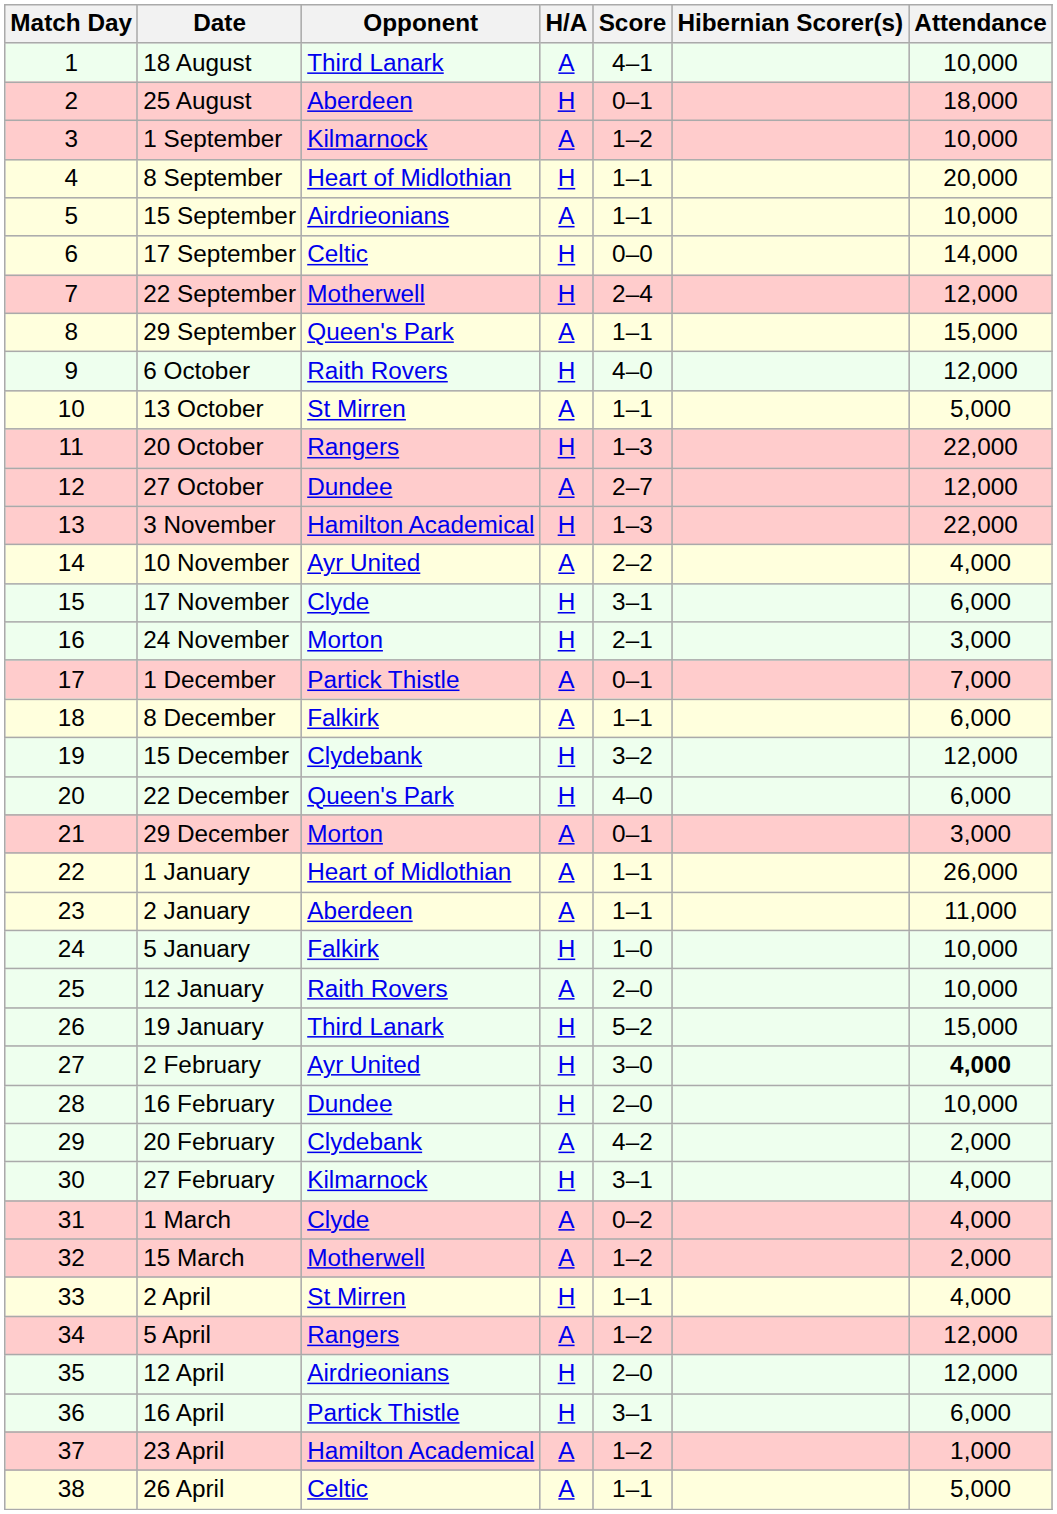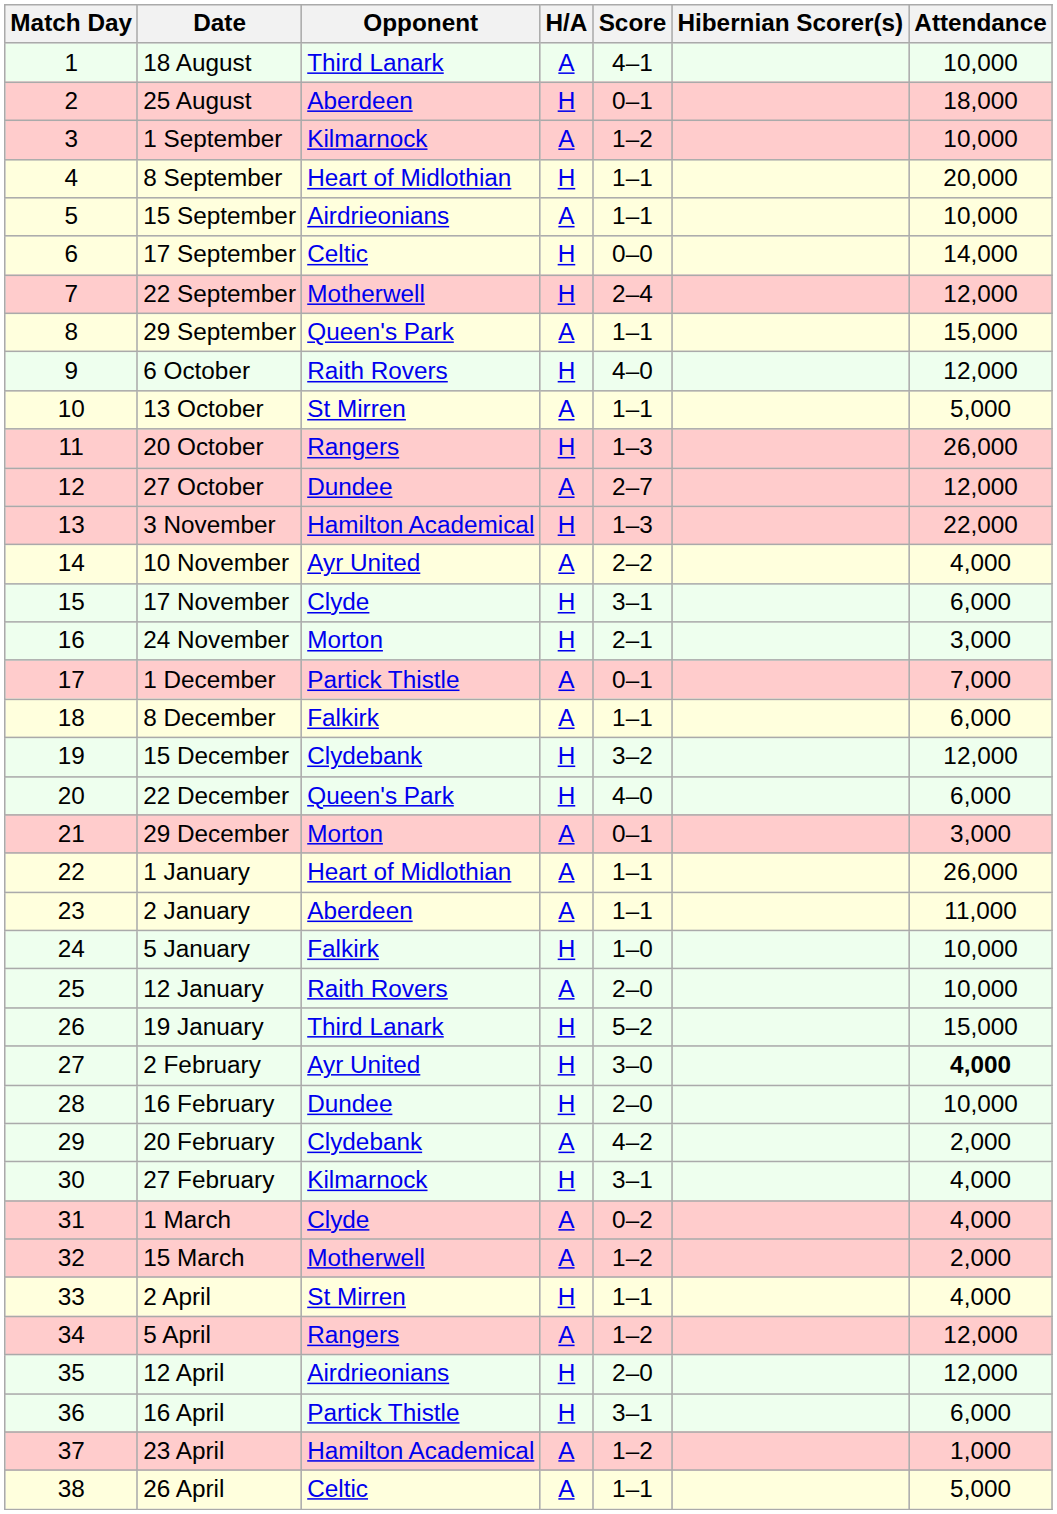(981, 448) 22,000 -> (981, 448) 26,000
